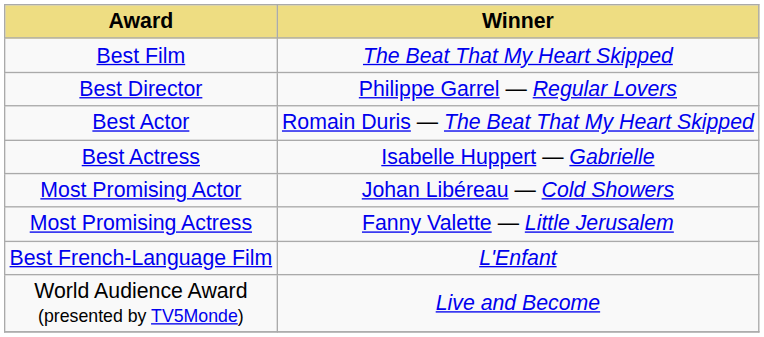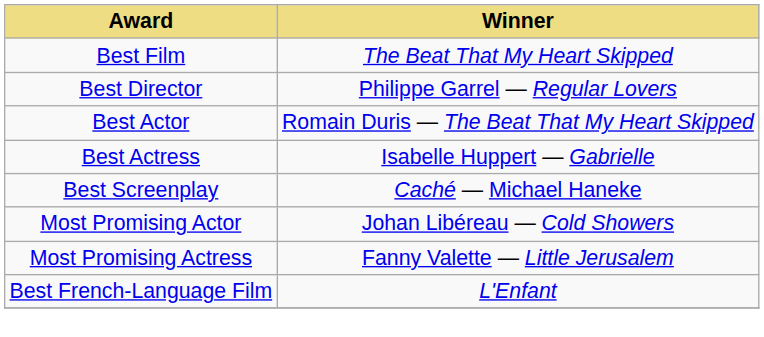+ row: (141, 190)
- row: (141, 303)
